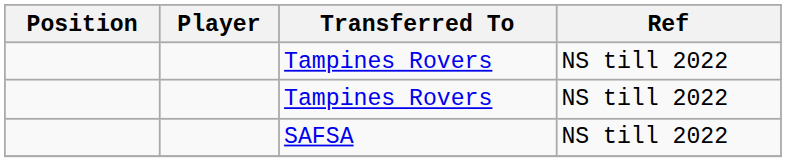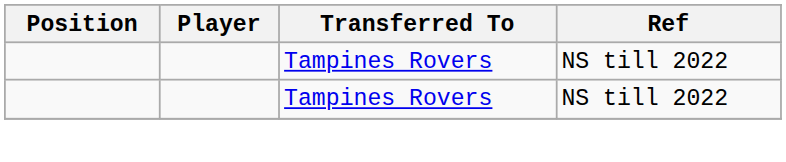- row: (82, 137)
